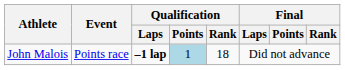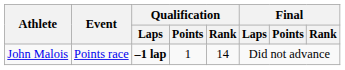(188, 54) lightblue background -> (188, 54) no background
(223, 54) 18 -> (223, 54) 14
